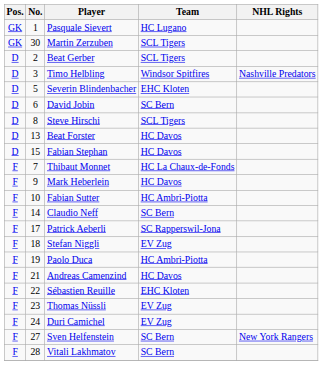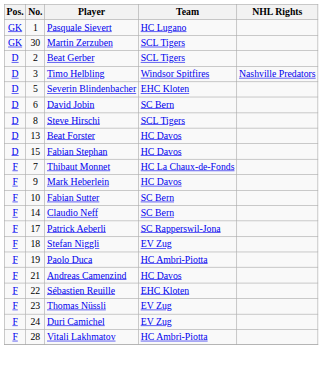(174, 197) HC Ambrì-Piotta -> (157, 197) SC Bern
- row: (80, 337)
(157, 352) SC Bern -> (174, 337) HC Ambrì-Piotta
